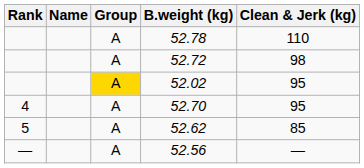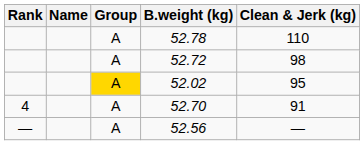(298, 106) 95 -> (298, 106) 91
- row: (188, 128)
